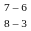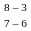rows swapped: (15, 7) <-> (15, 23)
